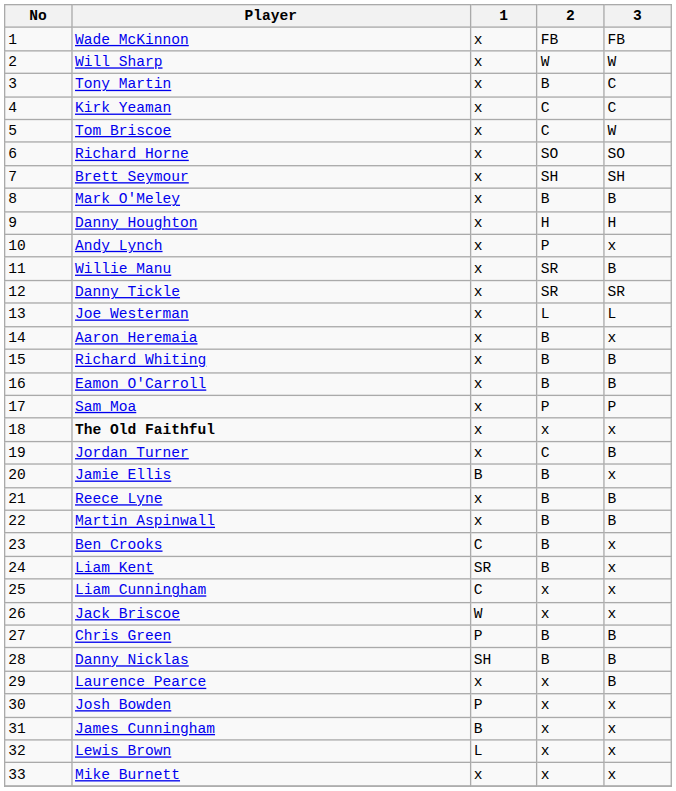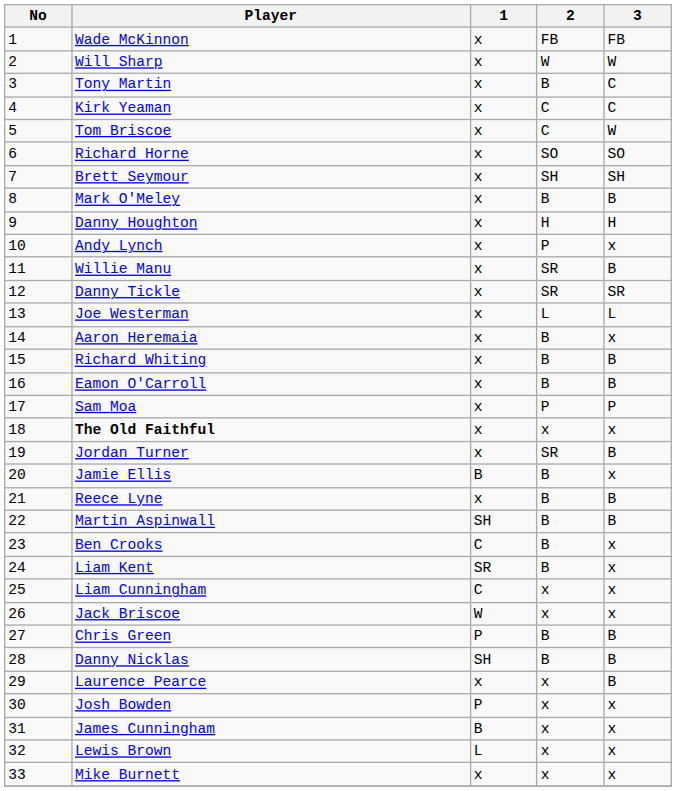(545, 453) C -> (549, 453) SR
(478, 522) x -> (483, 522) SH
